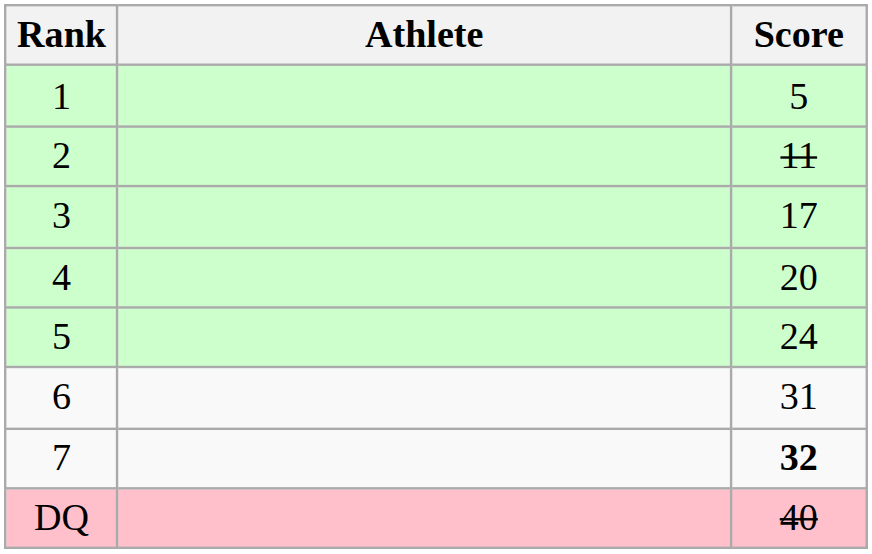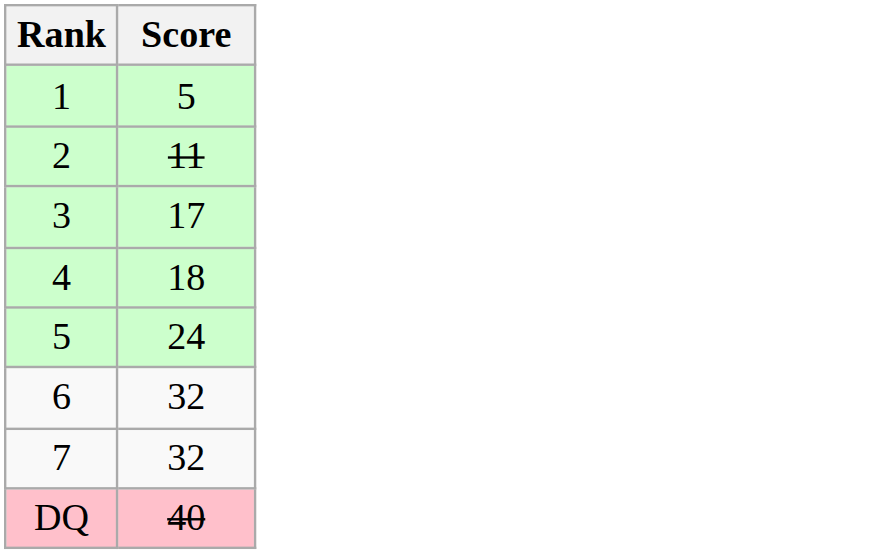- column: (424, 34)
(799, 276) 20 -> (186, 276) 18
(799, 397) 31 -> (186, 397) 32
(799, 457) bold -> (186, 457) normal
